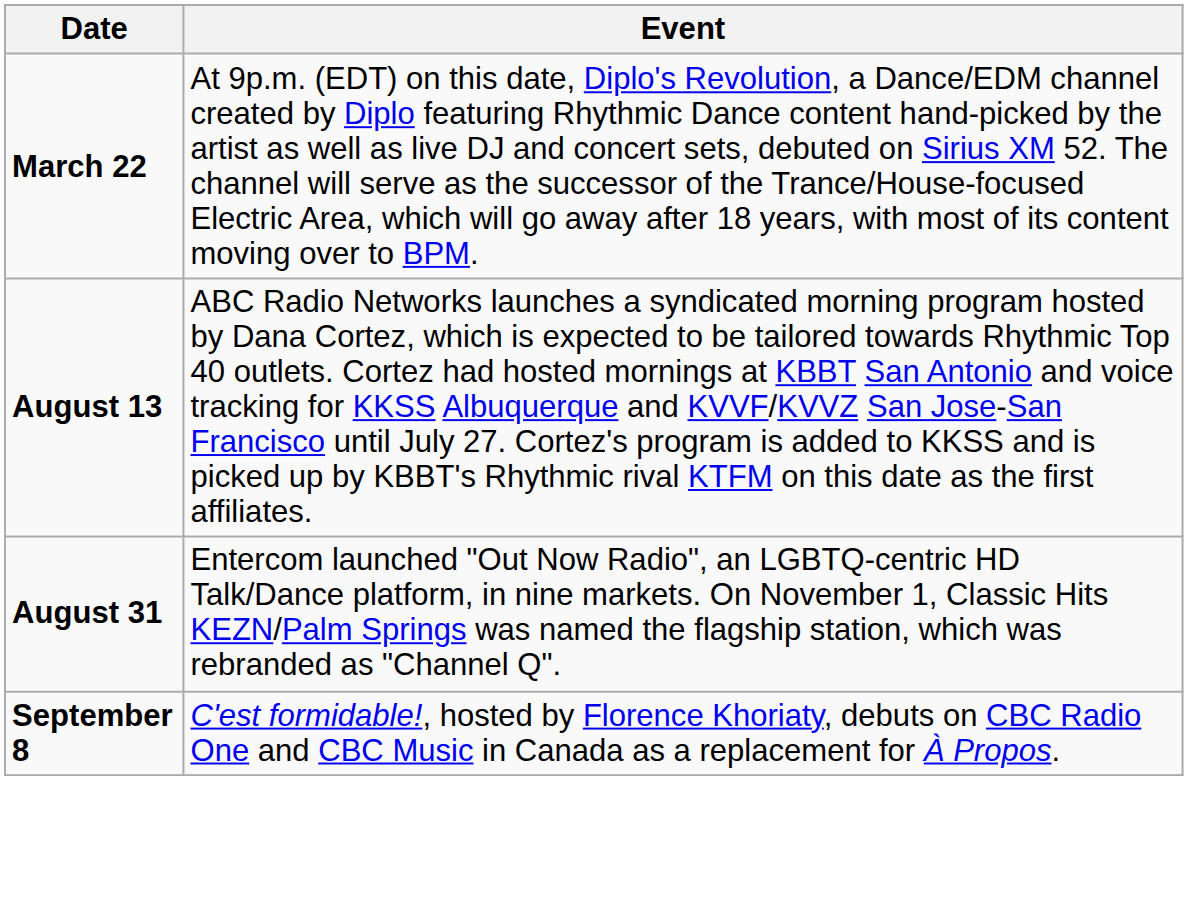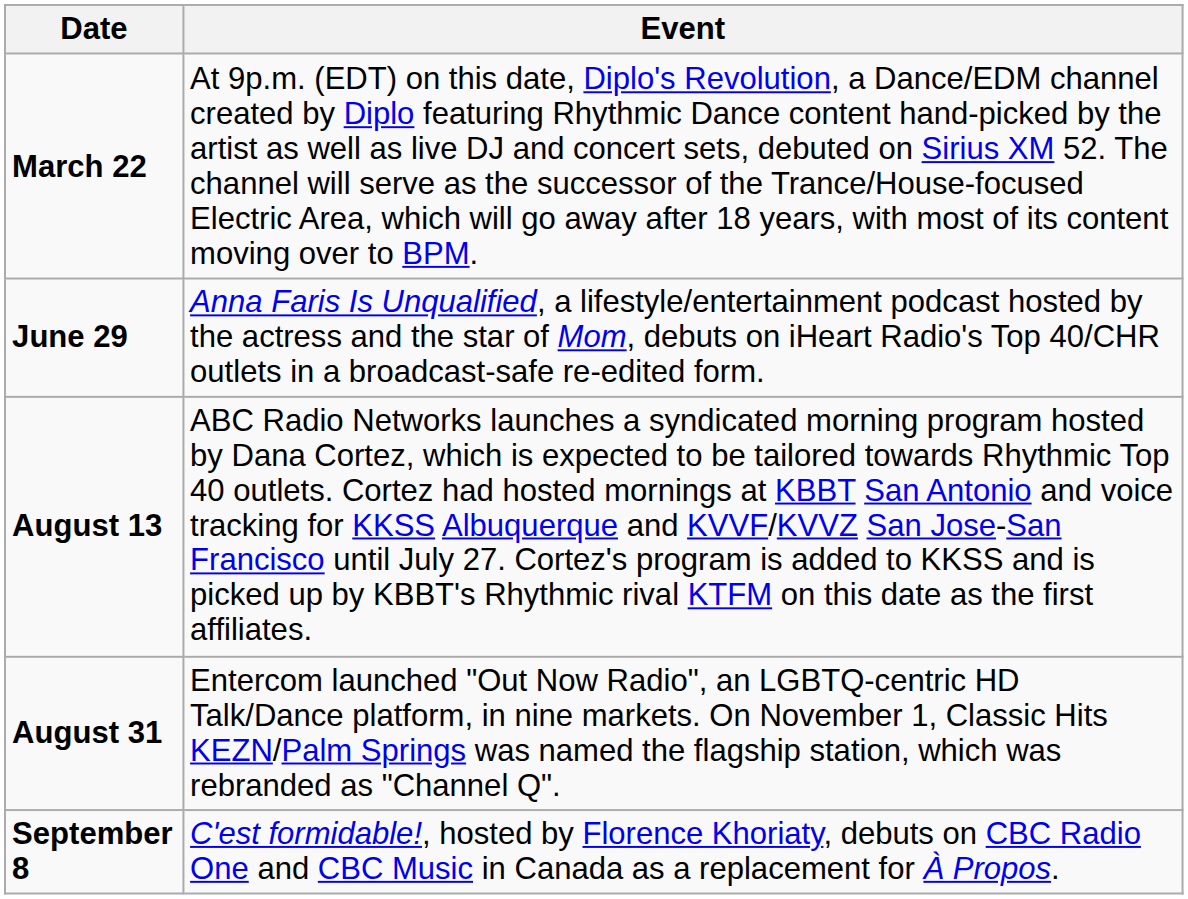+ row: (70, 337)
